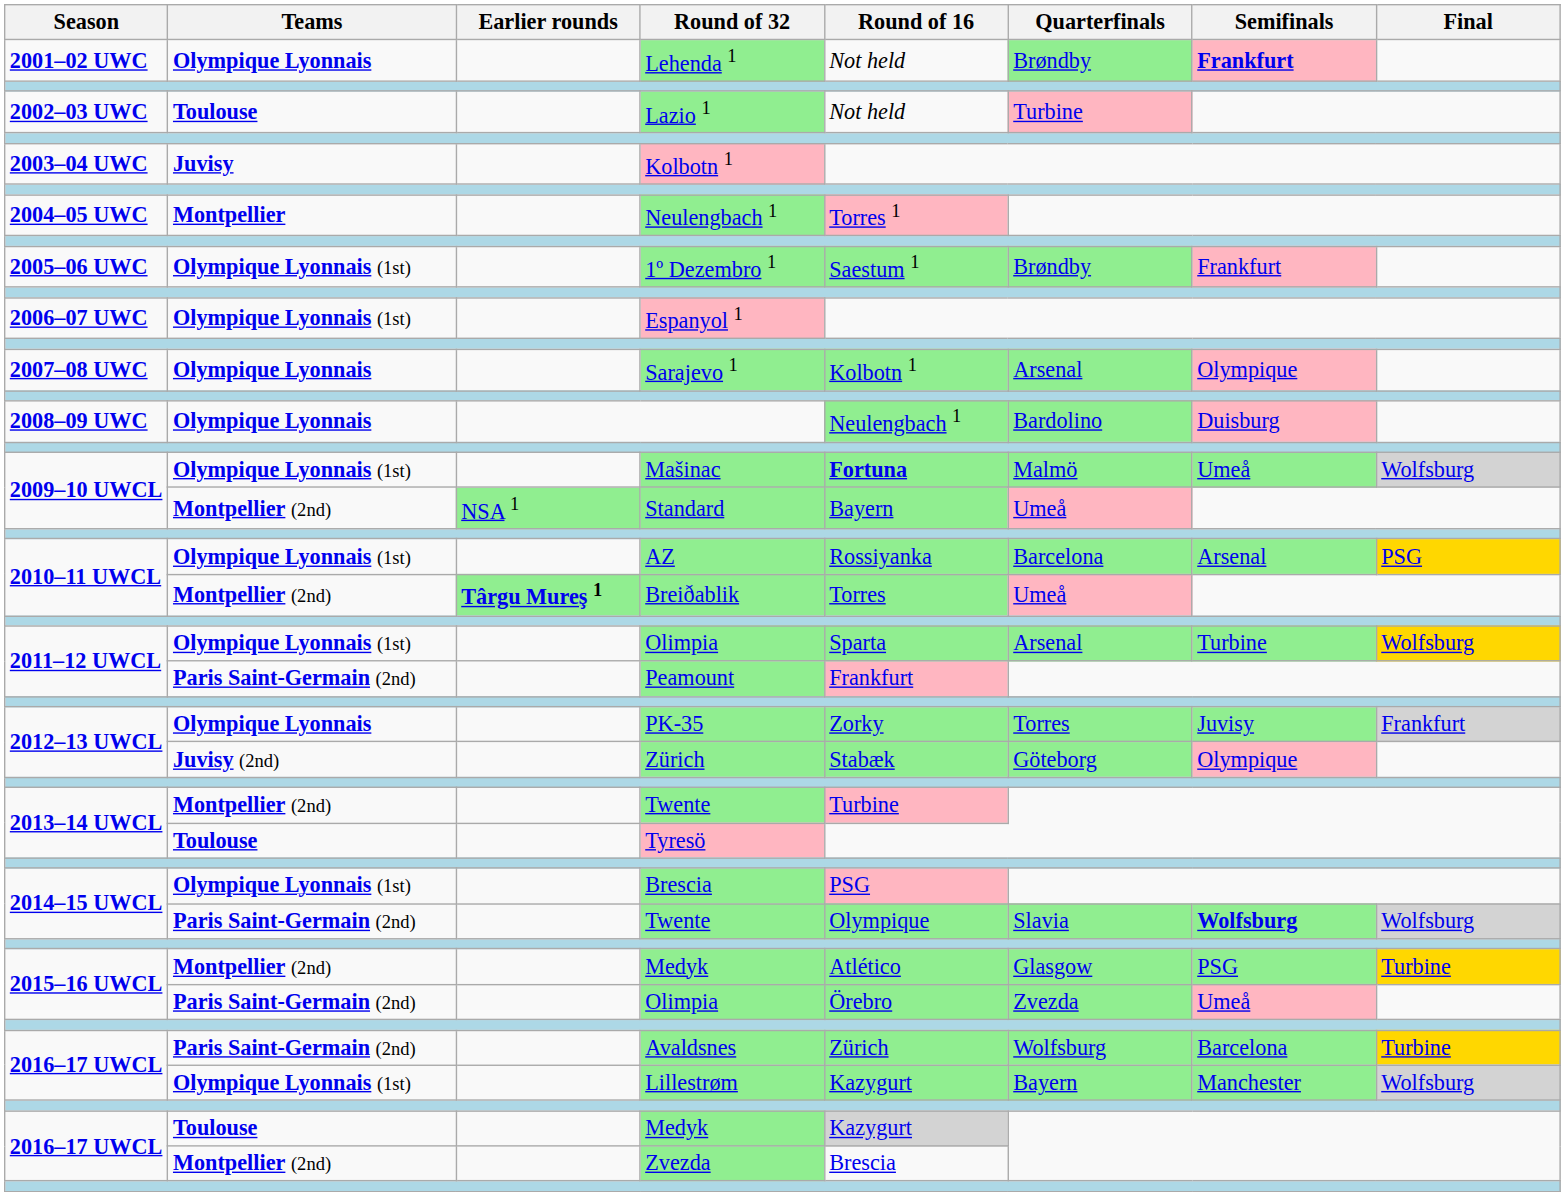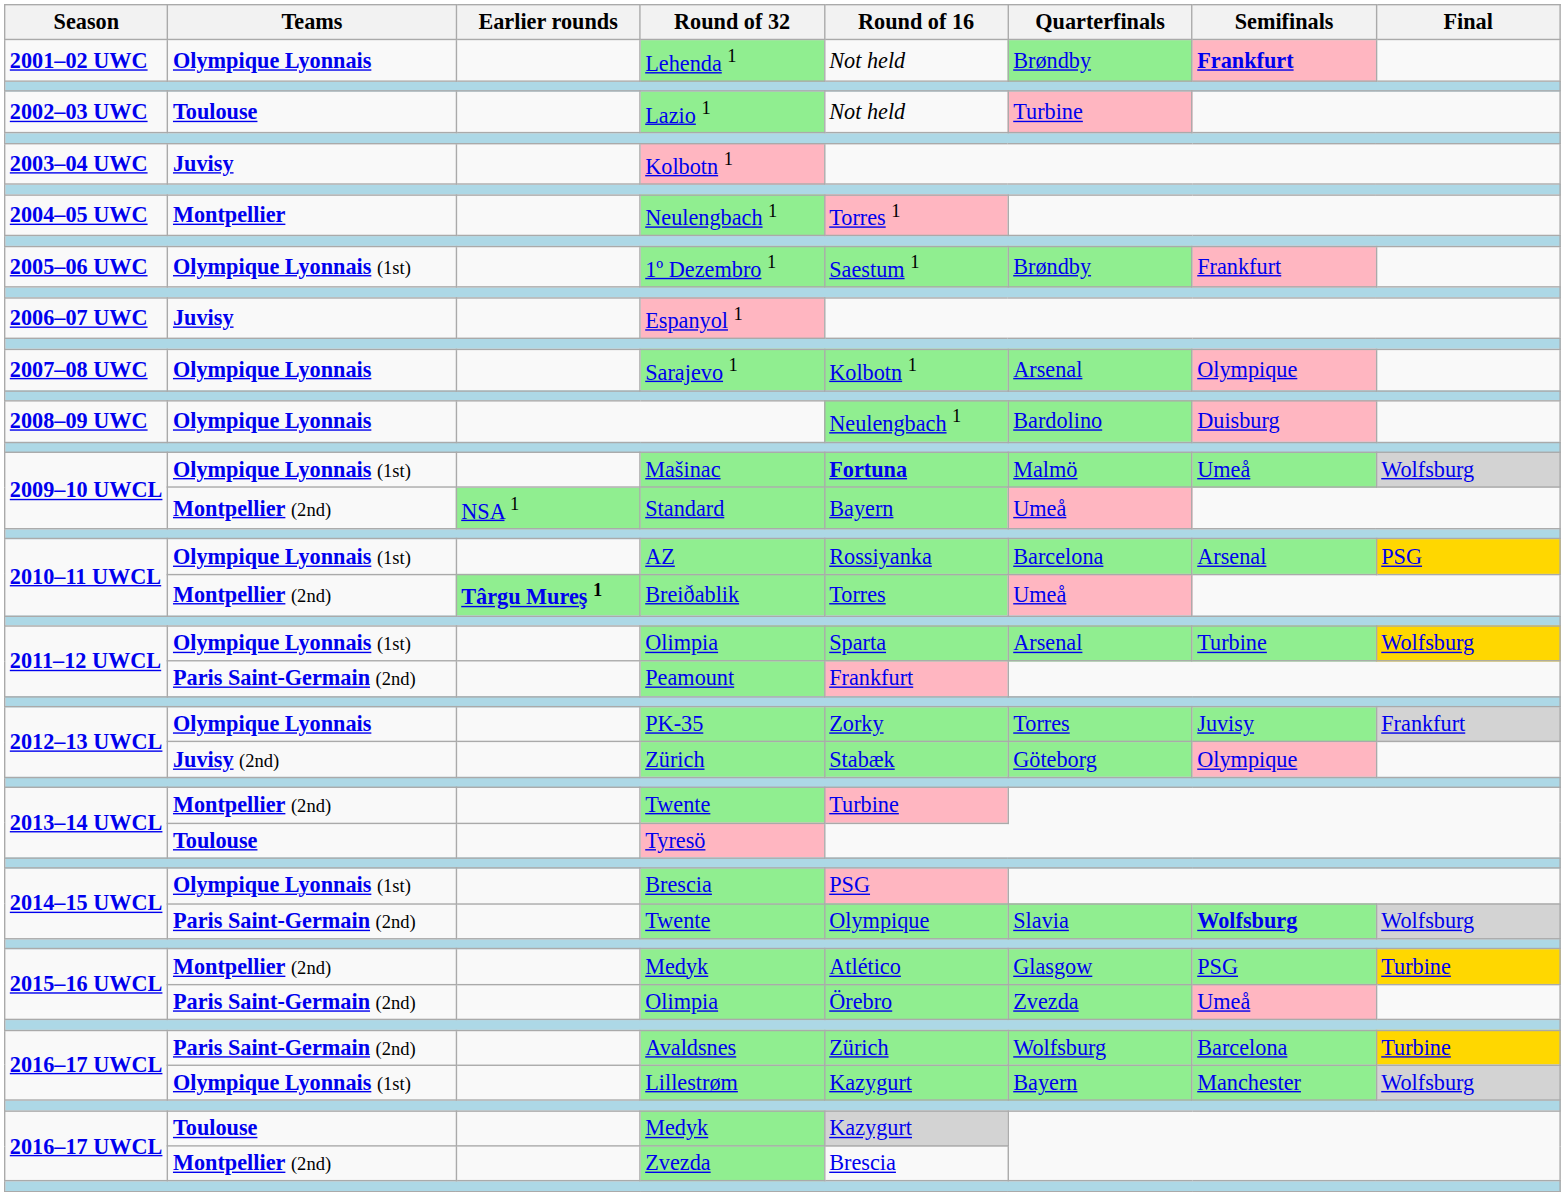(292, 318) Olympique Lyonnais (1st) -> (203, 318) Juvisy
